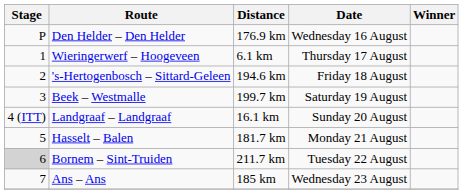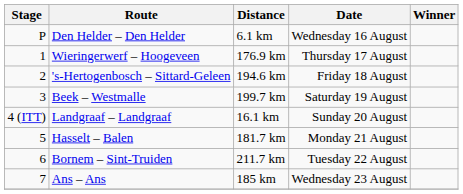(261, 35) 176.9 km -> (255, 35) 6.1 km
(255, 55) 6.1 km -> (261, 55) 176.9 km
(43, 158) lightgrey background -> (43, 158) no background
